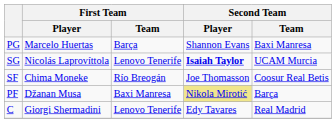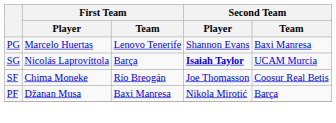(126, 45) Barça -> (147, 45) Lenovo Tenerife
(147, 61) Lenovo Tenerife -> (126, 61) Barça
(217, 93) khaki background -> (217, 93) no background
- row: (10, 110)
